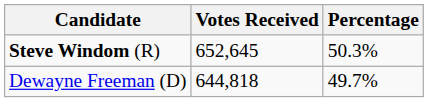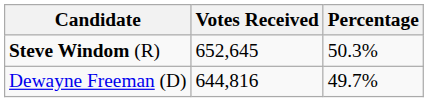(227, 81) 644,818 -> (227, 81) 644,816
